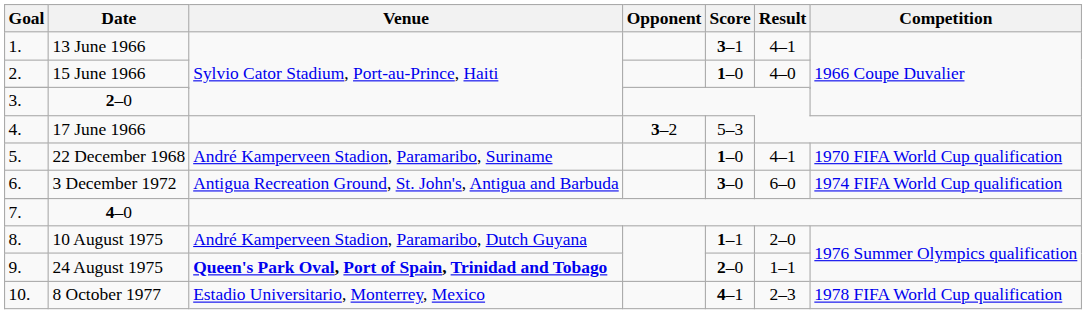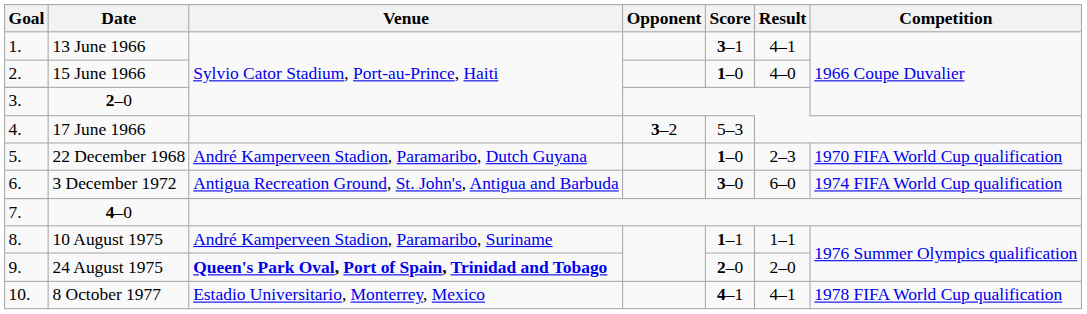(373, 156) André Kamperveen Stadion, Paramaribo, Suriname -> (390, 156) André Kamperveen Stadion, Paramaribo, Dutch Guyana
(783, 156) 4–1 -> (783, 156) 2–3
(390, 239) André Kamperveen Stadion, Paramaribo, Dutch Guyana -> (373, 239) André Kamperveen Stadion, Paramaribo, Suriname
(783, 239) 2–0 -> (783, 239) 1–1
(783, 267) 1–1 -> (783, 267) 2–0
(783, 294) 2–3 -> (783, 294) 4–1
